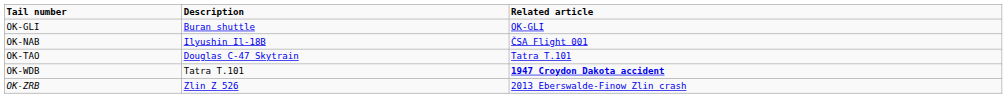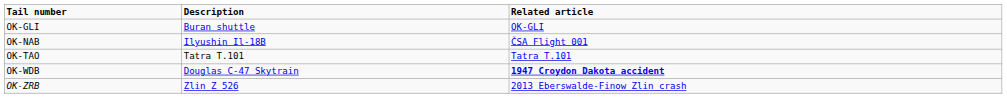(241, 56) Douglas C-47 Skytrain -> (214, 56) Tatra T.101
(214, 71) Tatra T.101 -> (241, 71) Douglas C-47 Skytrain
